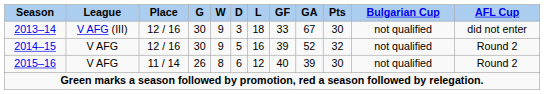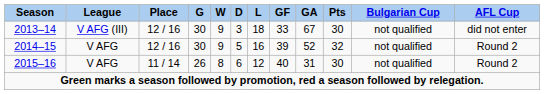(309, 64) 39 -> (309, 64) 31
